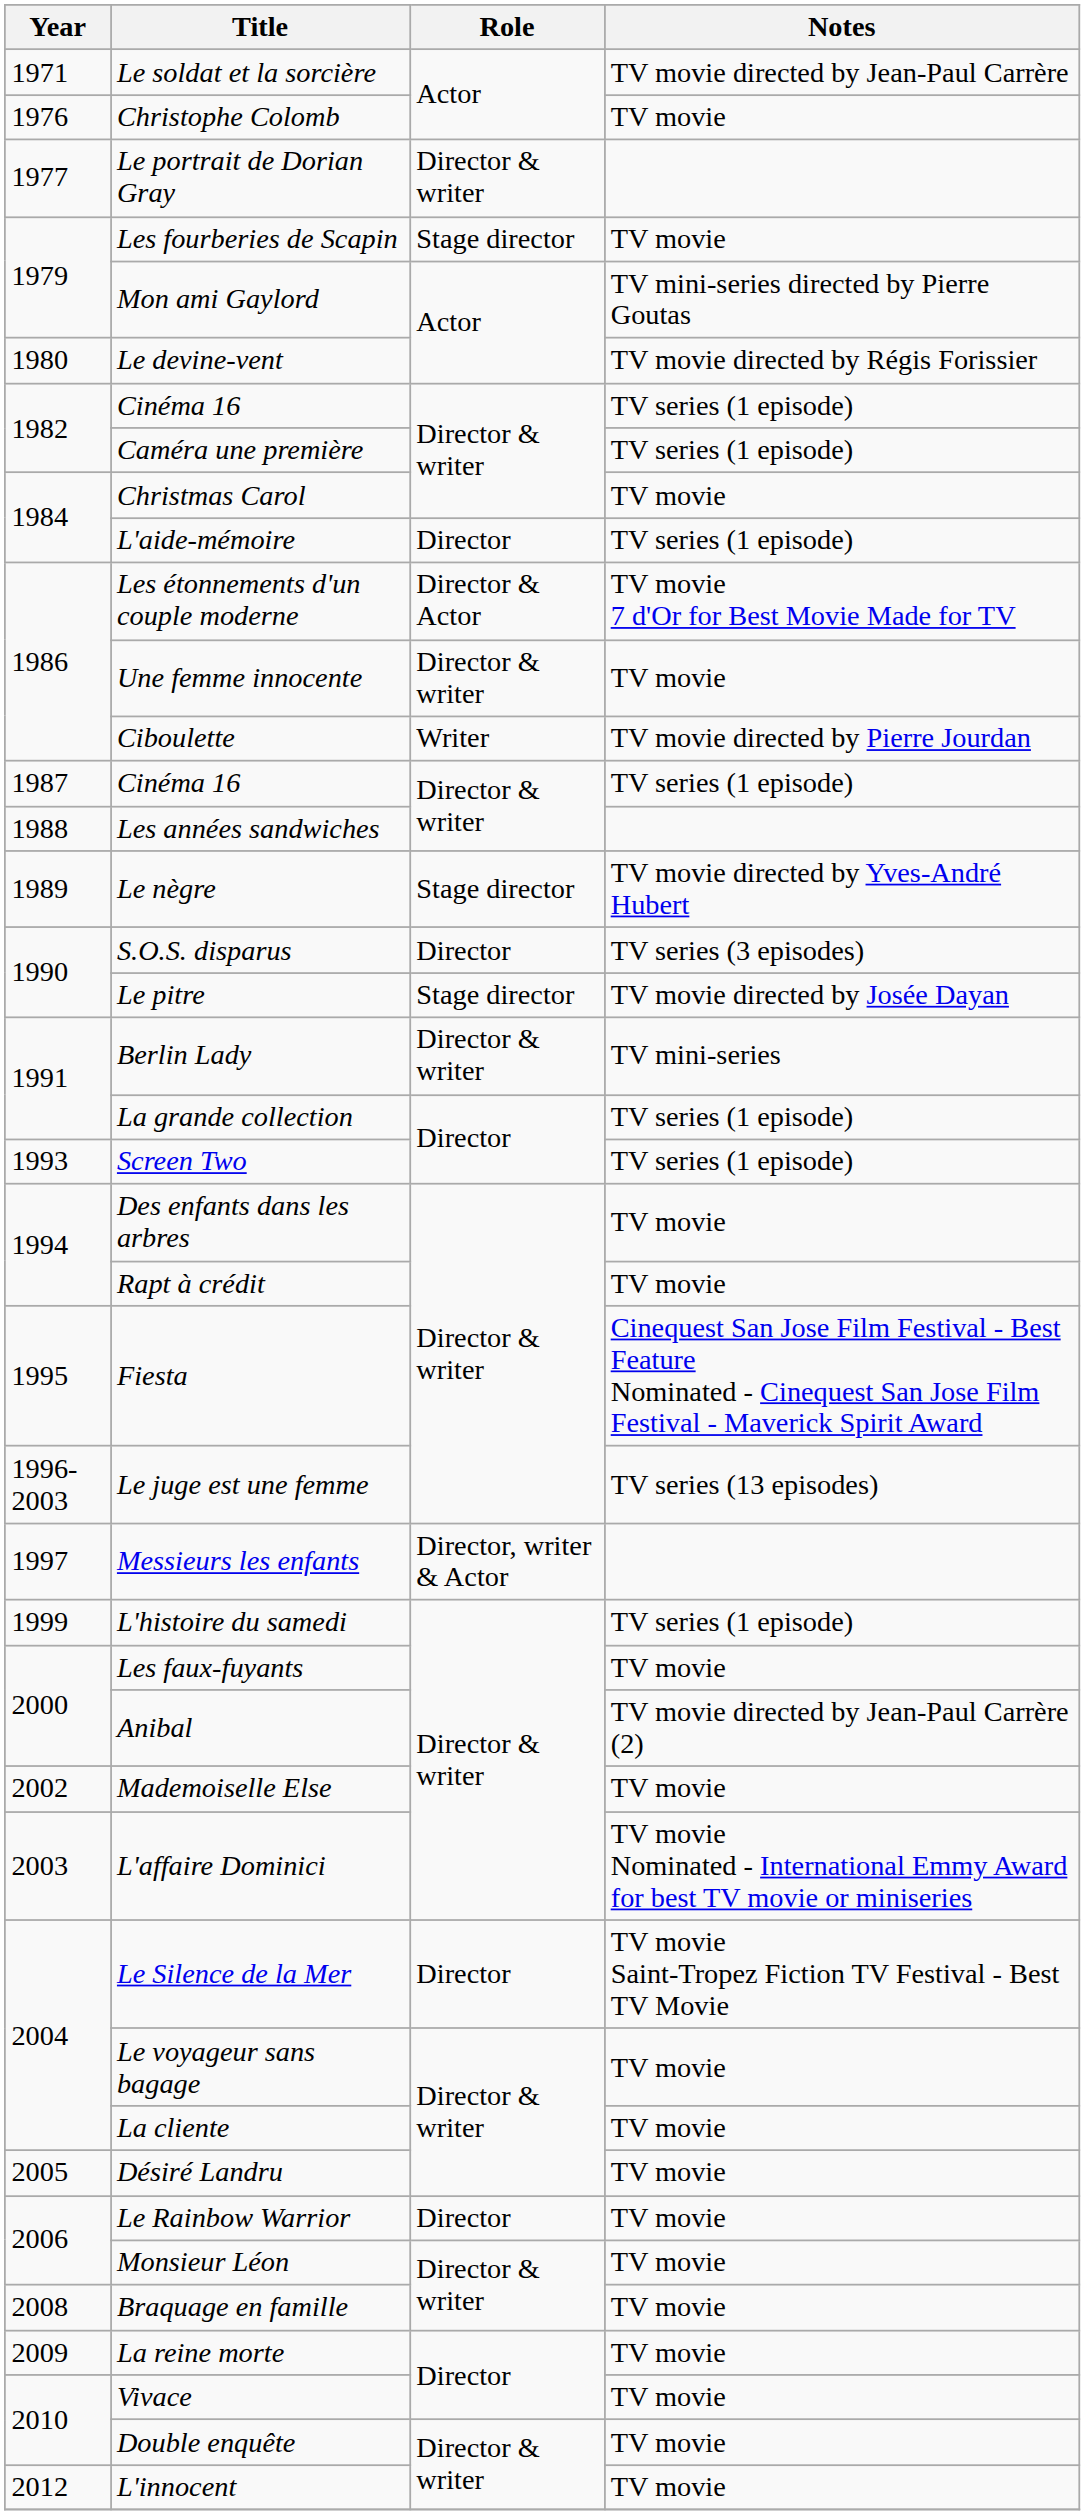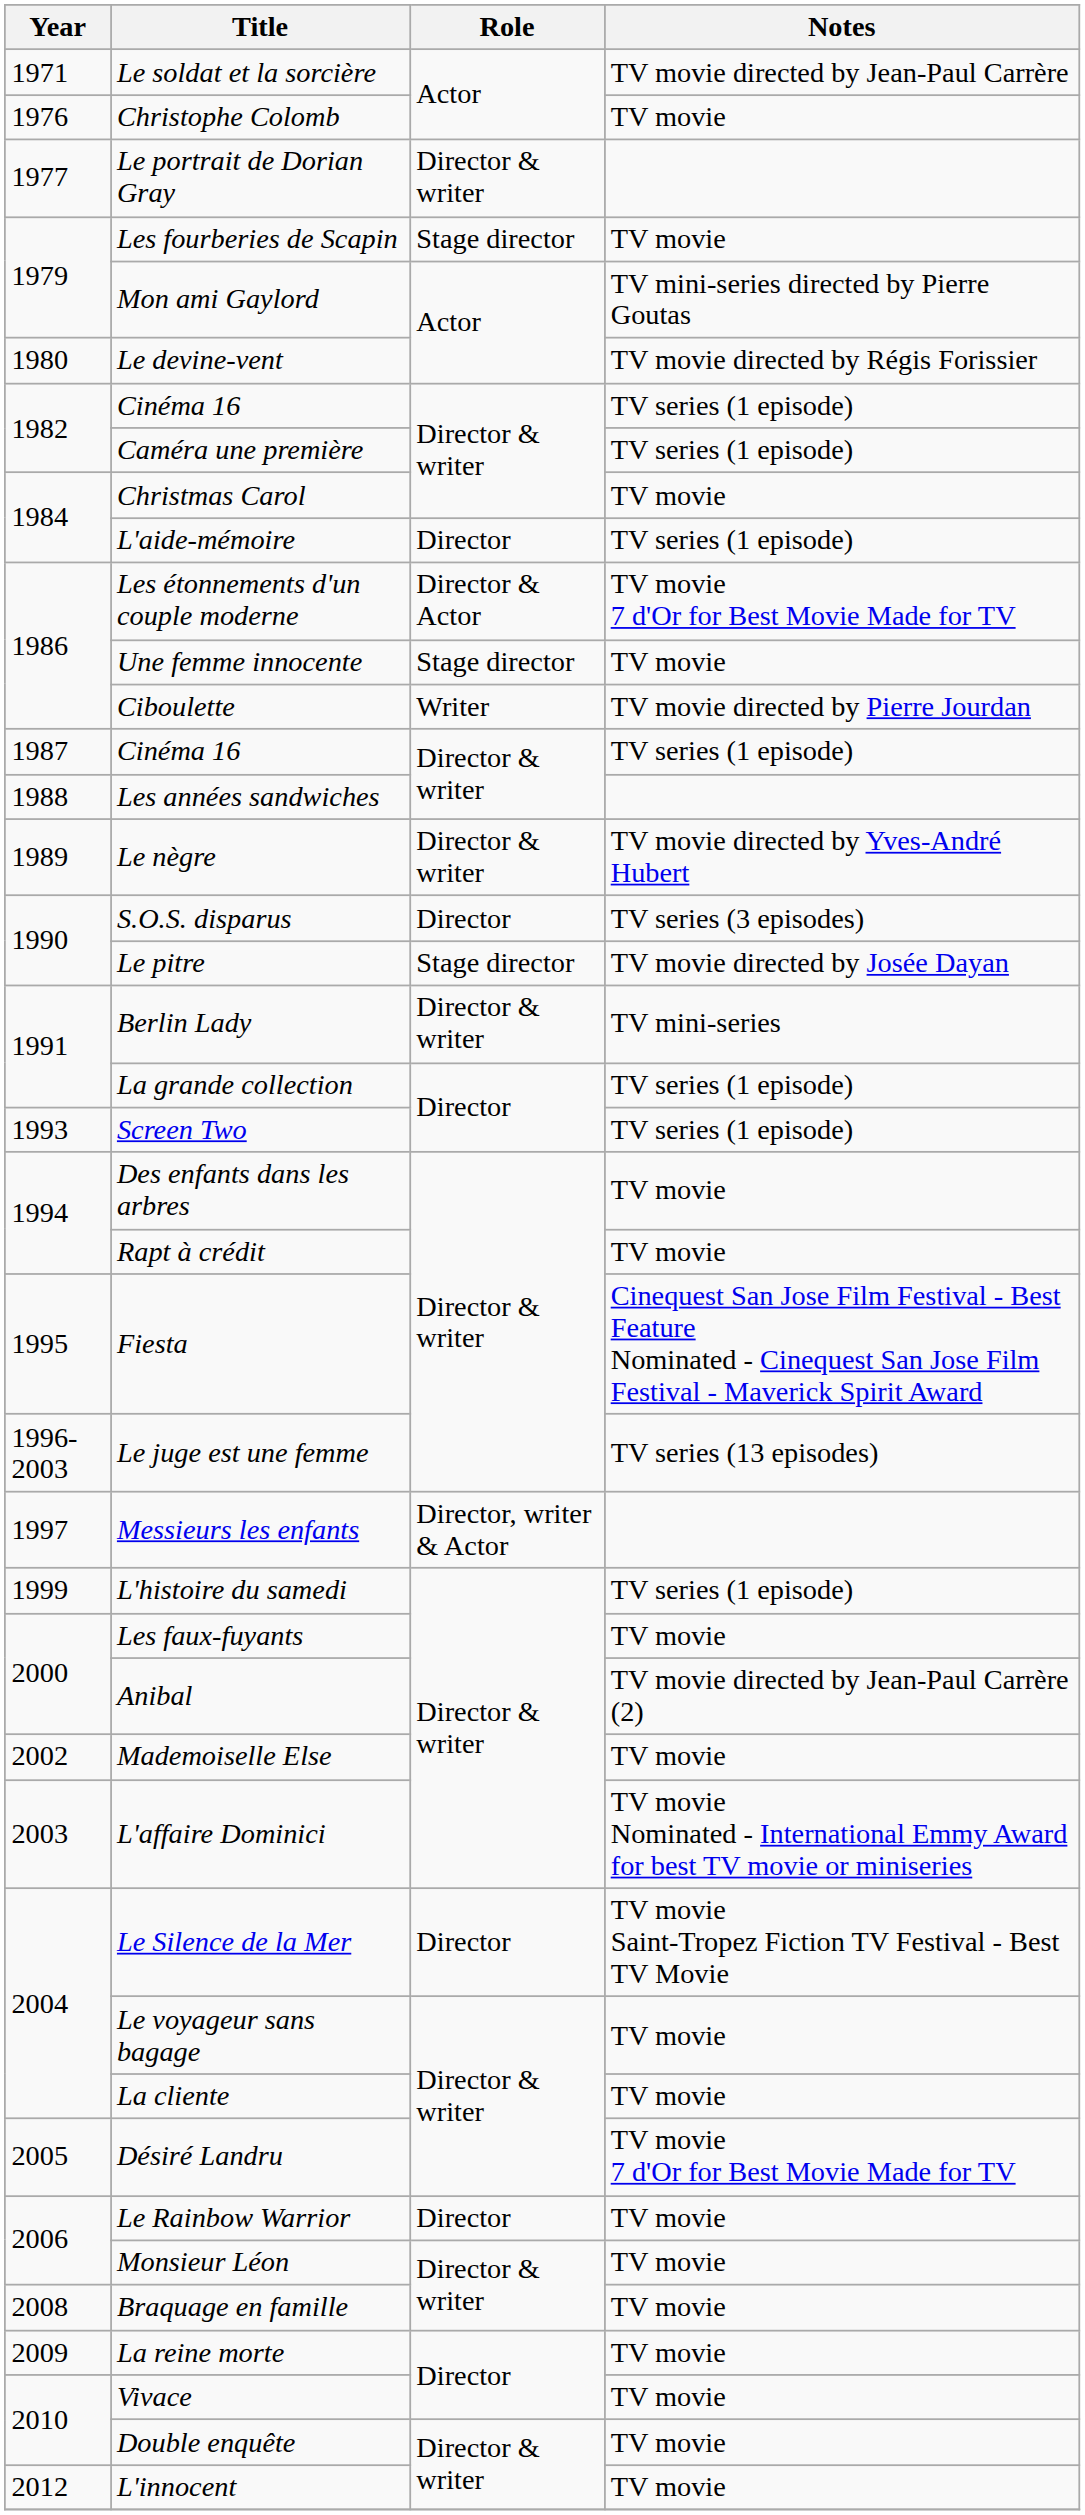(478, 677) Director & writer -> (495, 661) Stage director
(495, 888) Stage director -> (478, 857) Director & writer
(668, 2172) TV movie -> (813, 2156) TV movie 7 d'Or for Best Movie Made for TV
